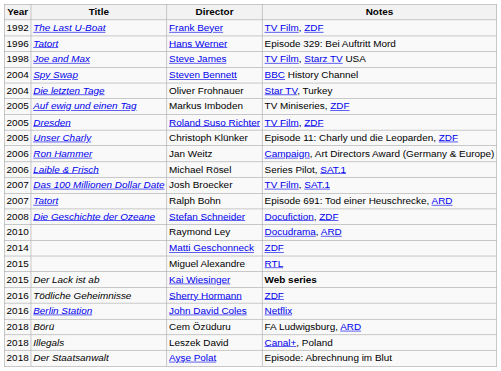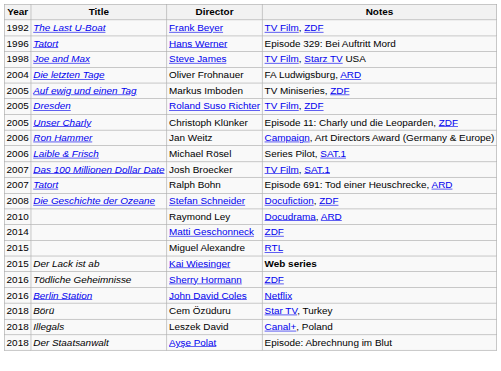- row: (203, 75)
(299, 91) Star TV, Turkey -> (313, 75) FA Ludwigsburg, ARD
(313, 327) FA Ludwigsburg, ARD -> (299, 311) Star TV, Turkey
